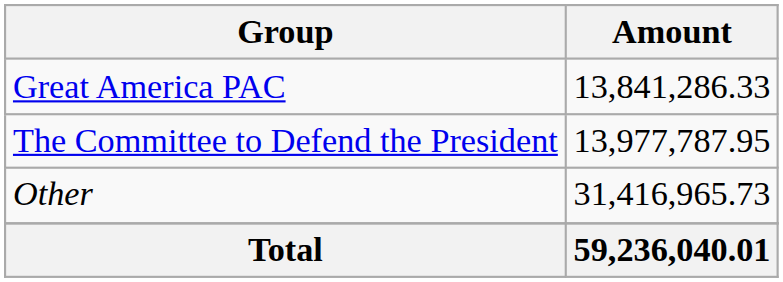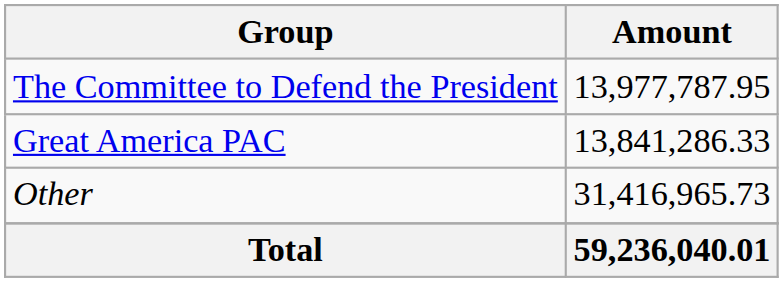rows swapped: (285, 140) <-> (149, 85)
